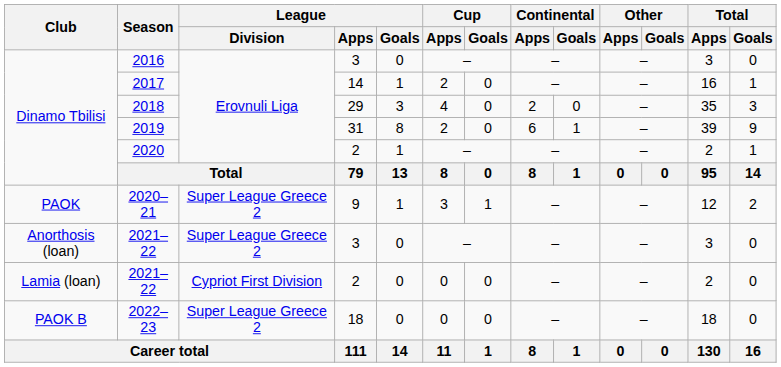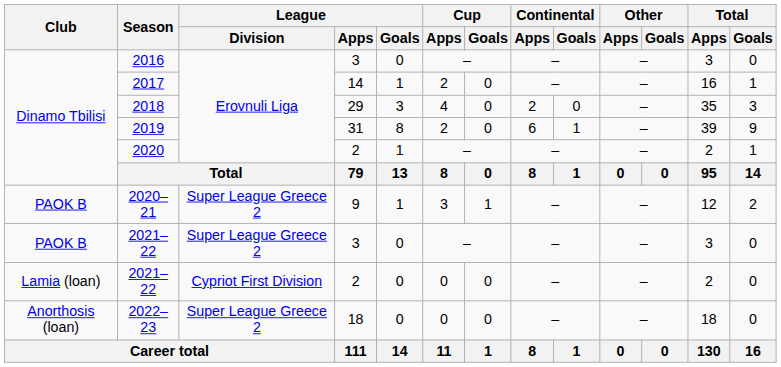(61, 204) PAOK -> (61, 204) PAOK B
(61, 243) Anorthosis (loan) -> (61, 243) PAOK B
(61, 320) PAOK B -> (61, 320) Anorthosis (loan)
